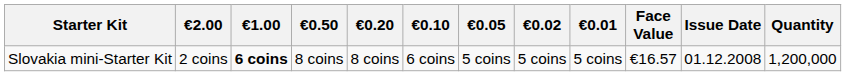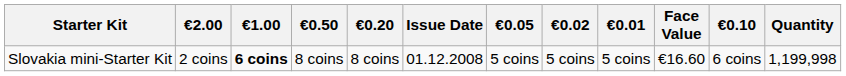columns swapped: (431, 25) <-> (723, 25)
(653, 58) €16.57 -> (681, 58) €16.60
(802, 58) 1,200,000 -> (802, 58) 1,199,998
